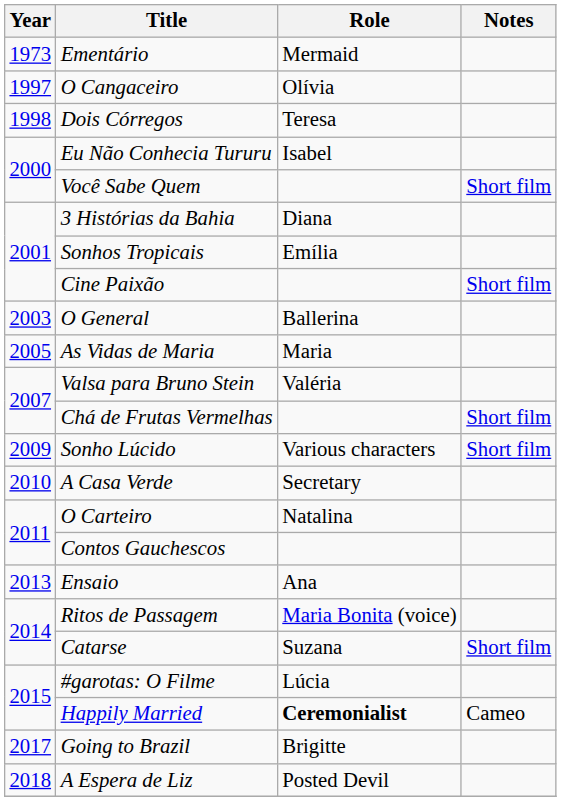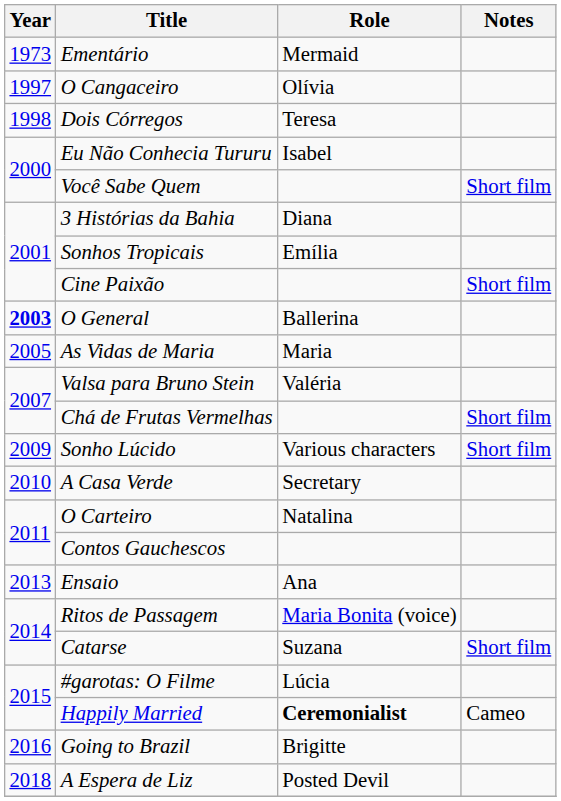(30, 317) normal -> (30, 317) bold
(30, 746) 2017 -> (30, 746) 2016
